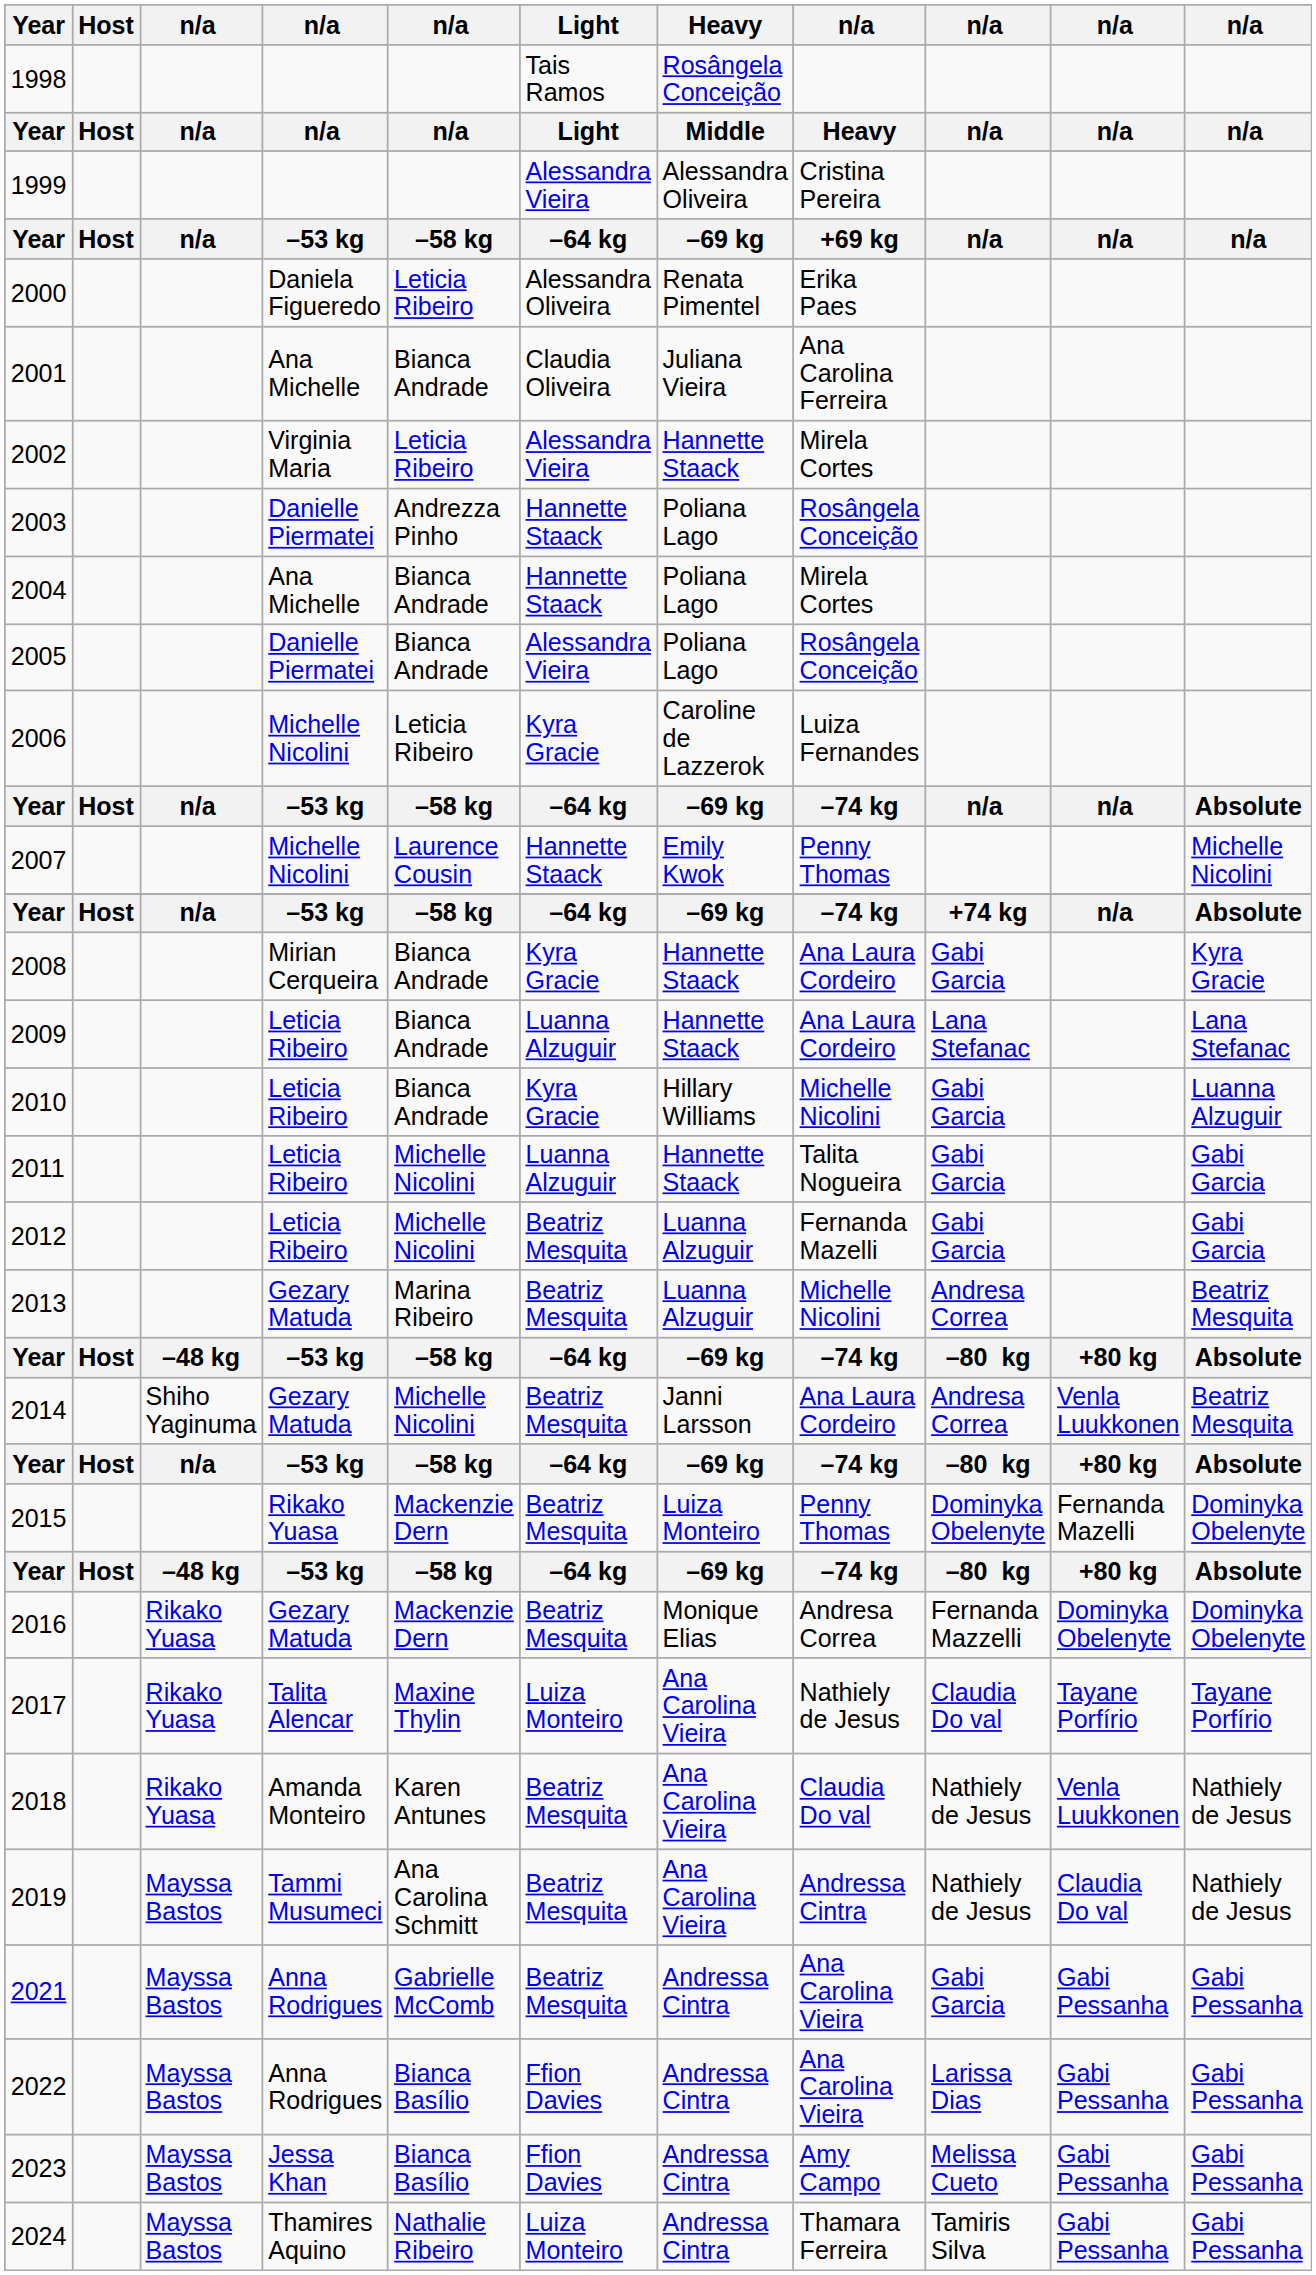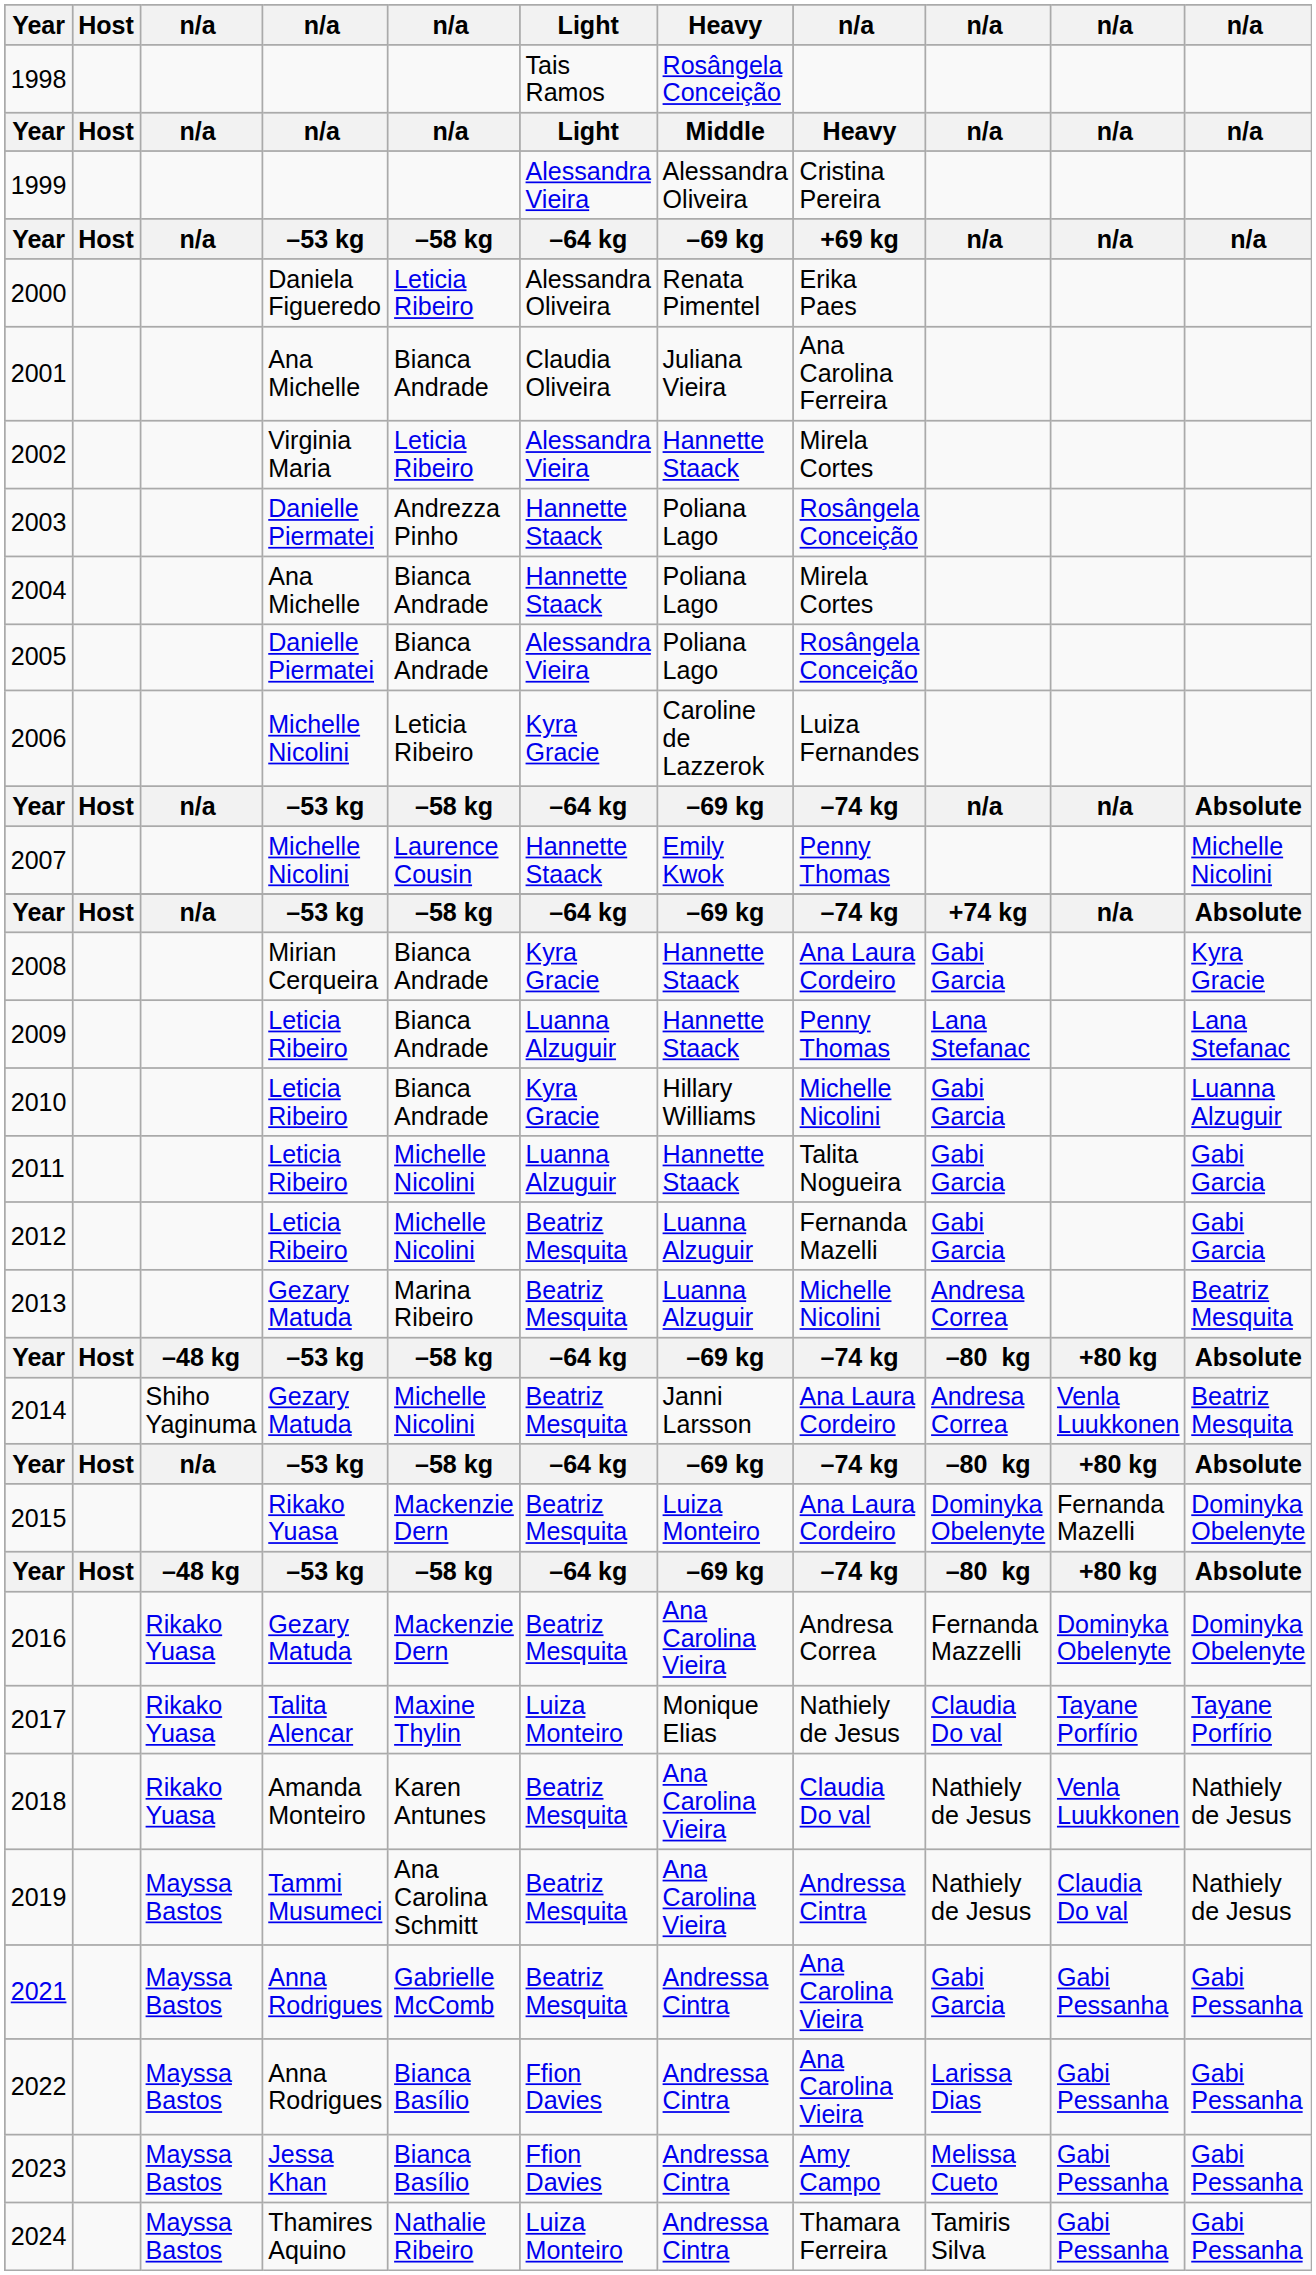(857, 1034) Ana Laura Cordeiro -> (845, 1034) Penny Thomas
(845, 1518) Penny Thomas -> (857, 1518) Ana Laura Cordeiro
(711, 1625) Monique Elias -> (709, 1639) Ana Carolina Vieira
(709, 1706) Ana Carolina Vieira -> (711, 1720) Monique Elias
